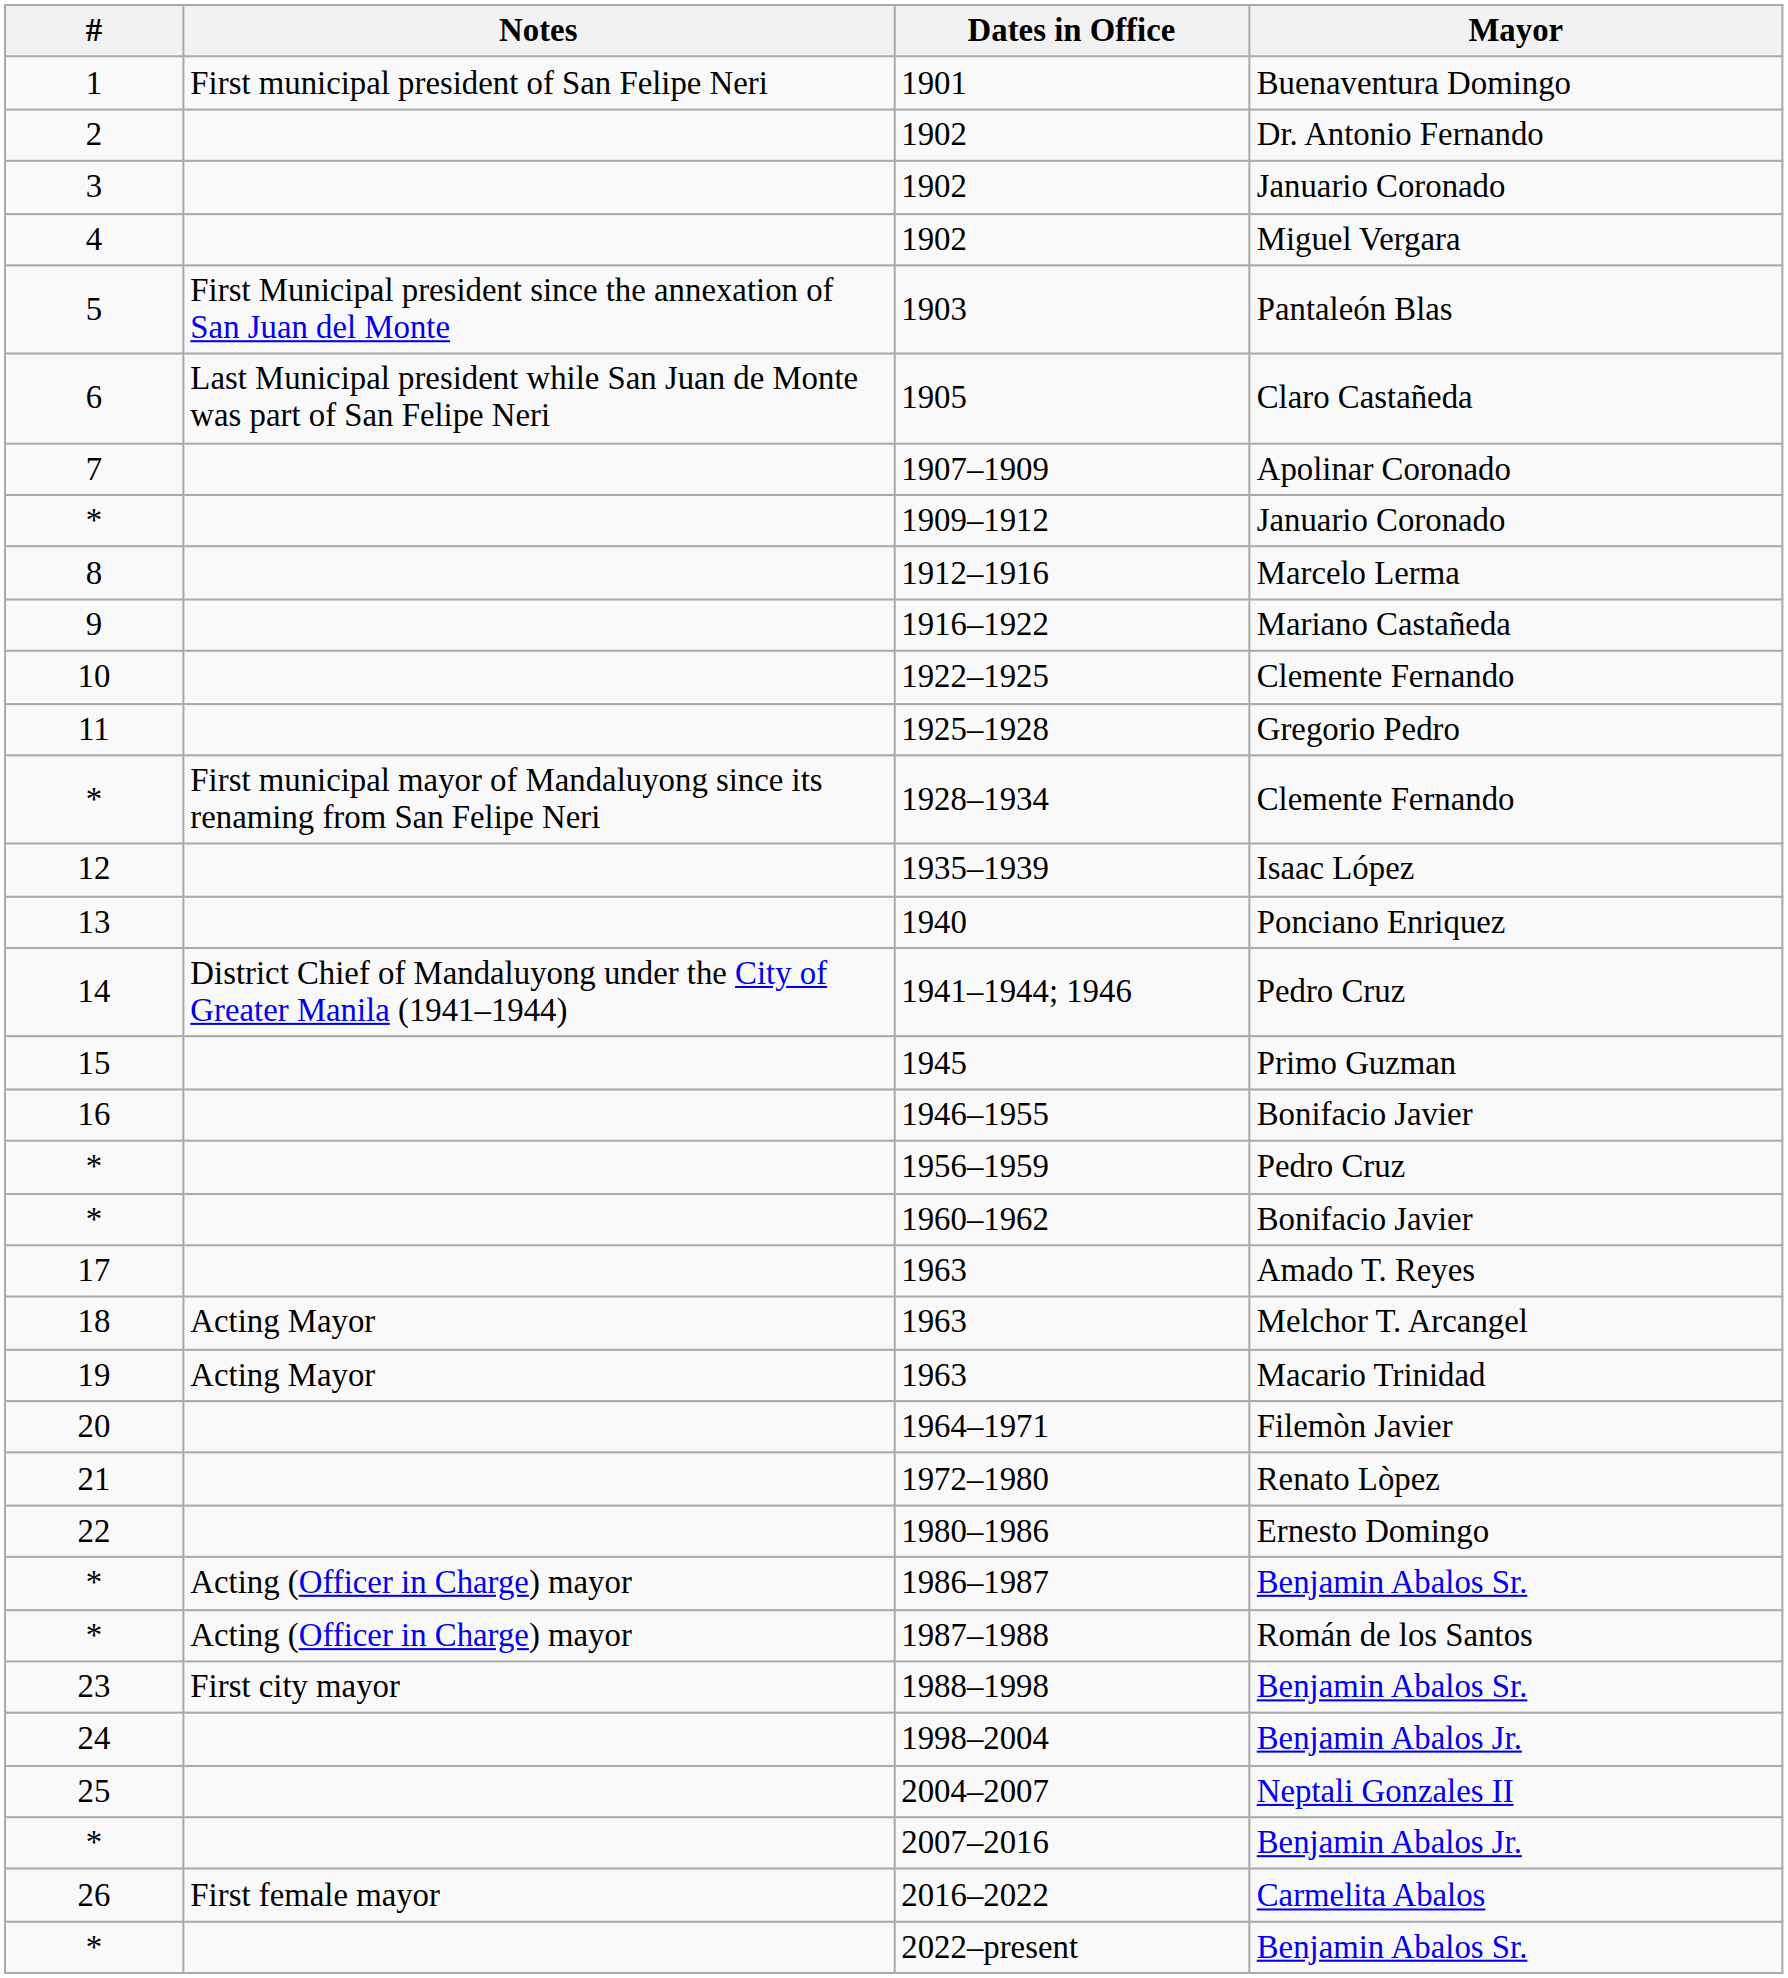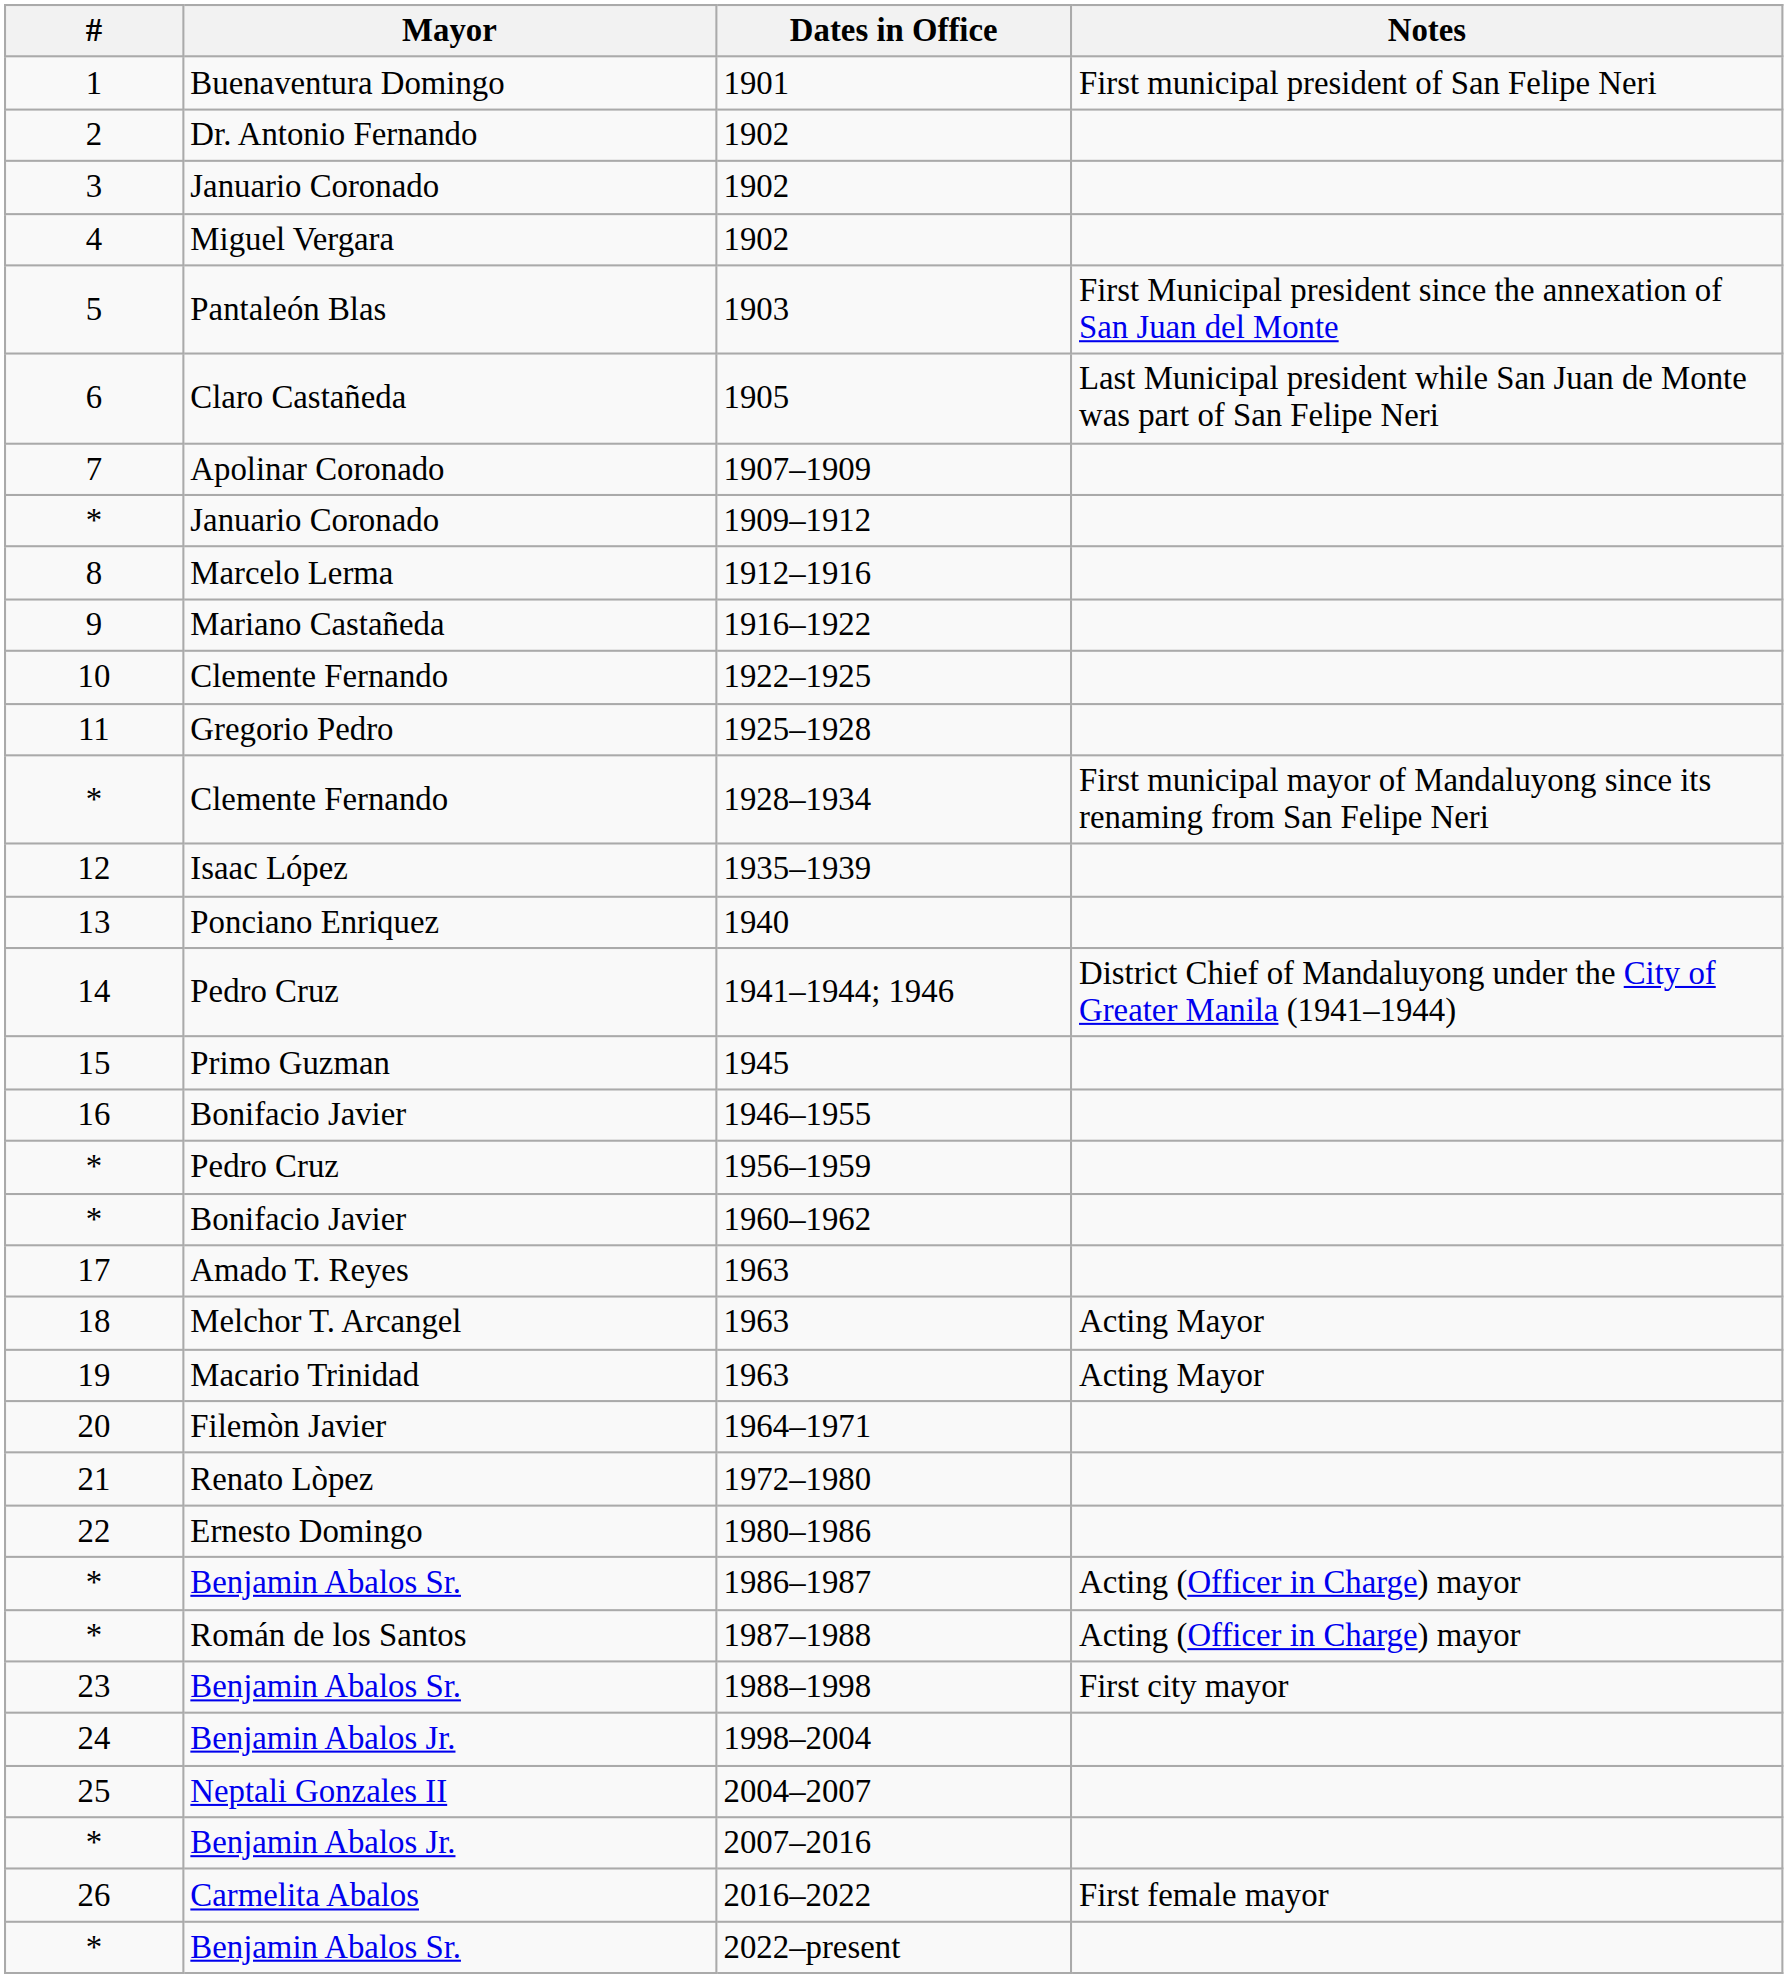columns swapped: (1516, 30) <-> (538, 30)
